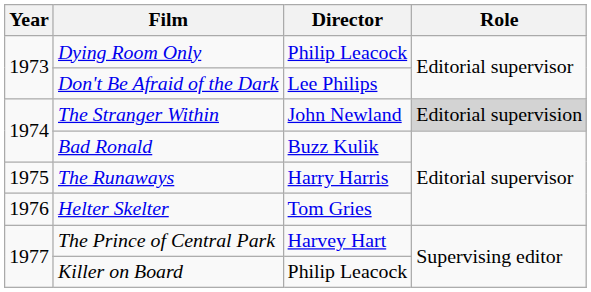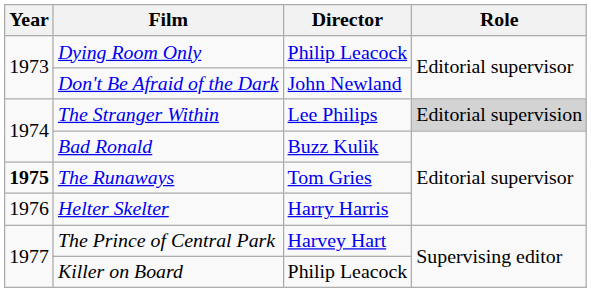(333, 83) Lee Philips -> (345, 83) John Newland
(345, 114) John Newland -> (333, 114) Lee Philips
(29, 177) normal -> (29, 177) bold
(338, 177) Harry Harris -> (330, 177) Tom Gries
(330, 209) Tom Gries -> (338, 209) Harry Harris
